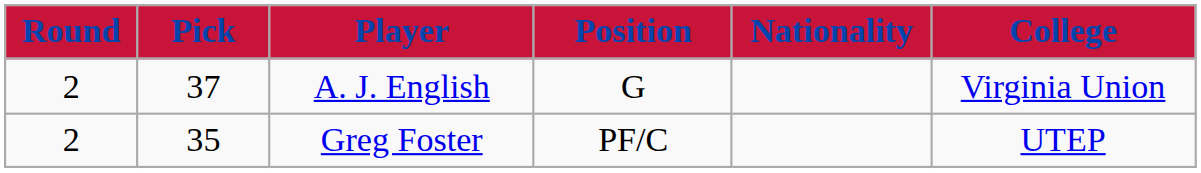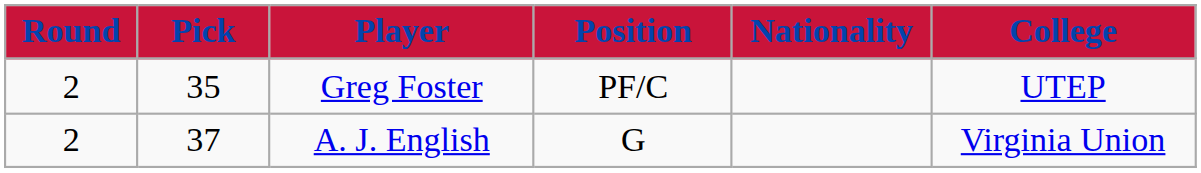rows swapped: (402, 139) <-> (402, 85)
